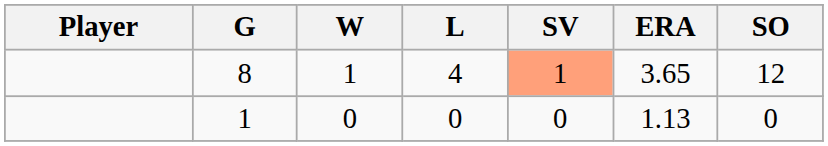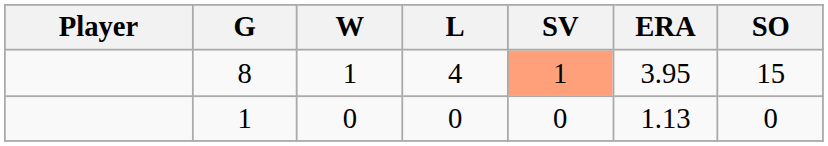(665, 72) 3.65 -> (665, 72) 3.95
(771, 72) 12 -> (771, 72) 15
